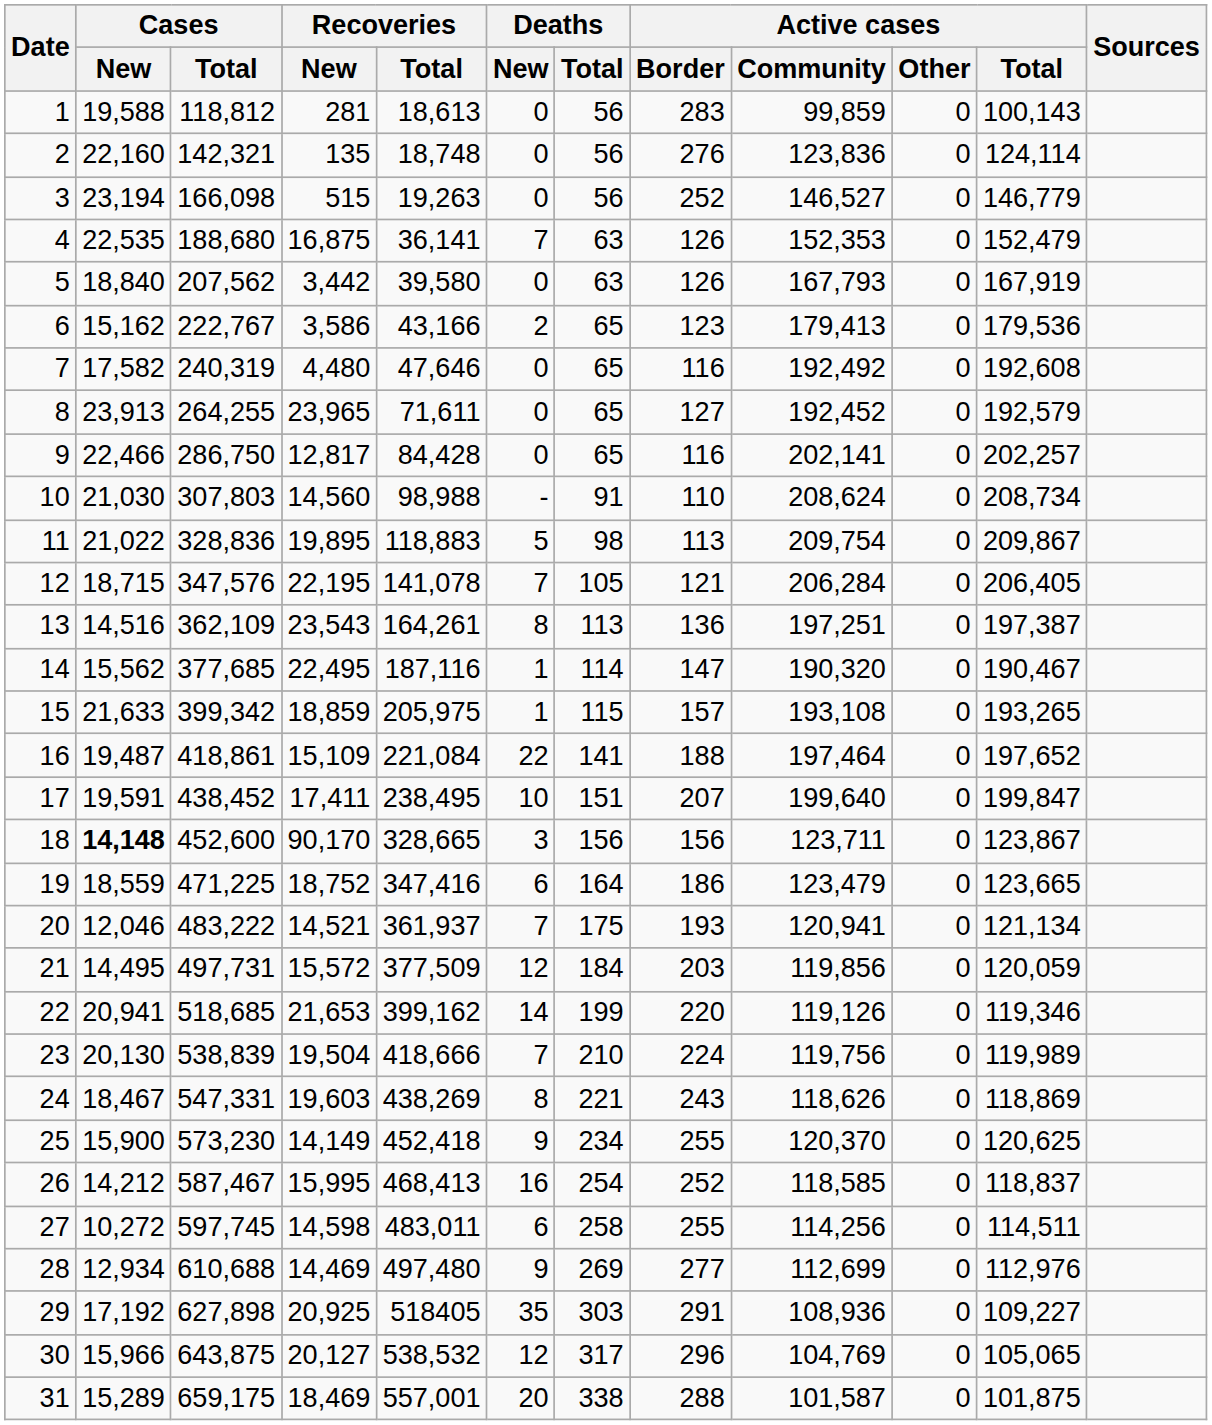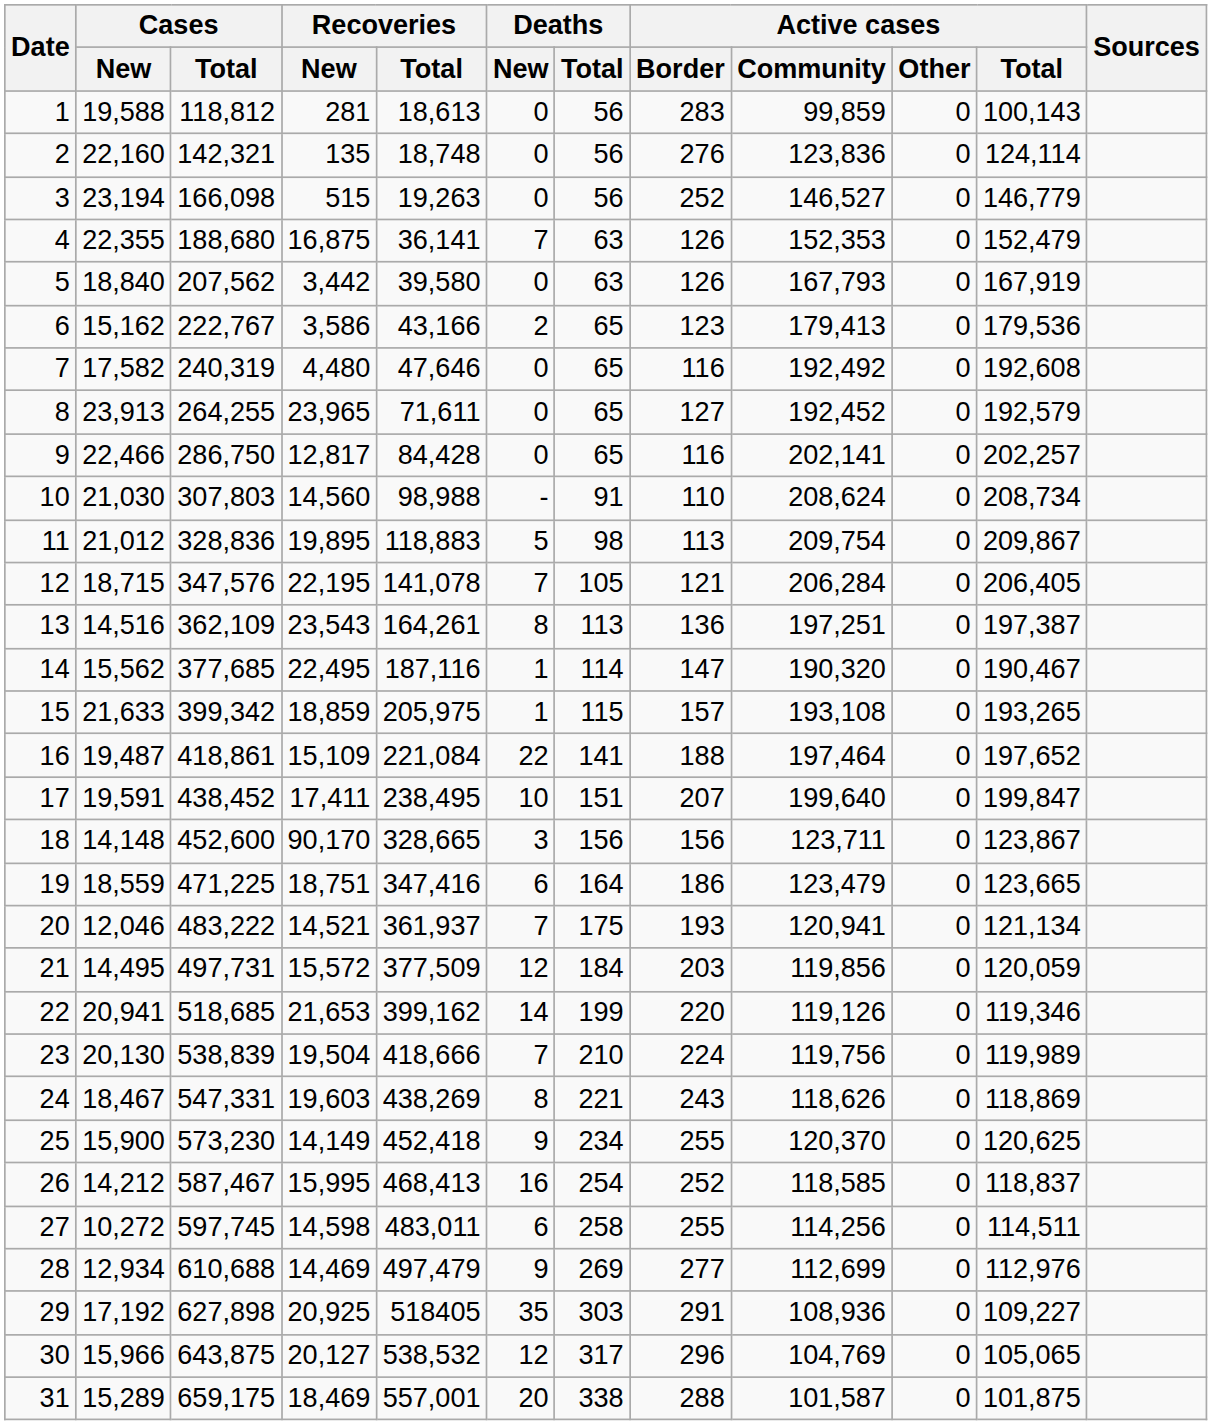(124, 240) 22,535 -> (124, 240) 22,355
(124, 540) 21,022 -> (124, 540) 21,012
(124, 840) bold -> (124, 840) normal
(329, 883) 18,752 -> (329, 883) 18,751
(432, 1269) 497,480 -> (432, 1269) 497,479
